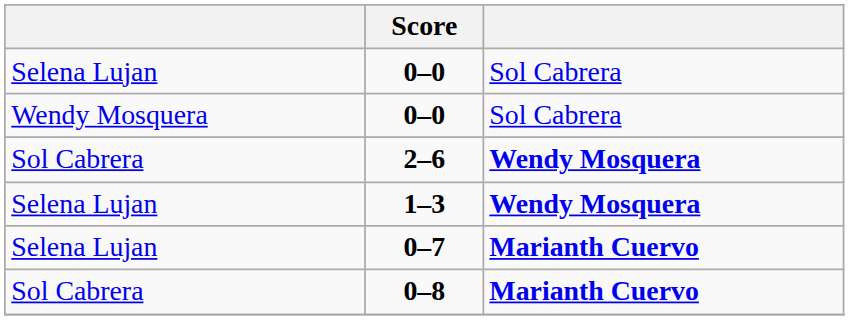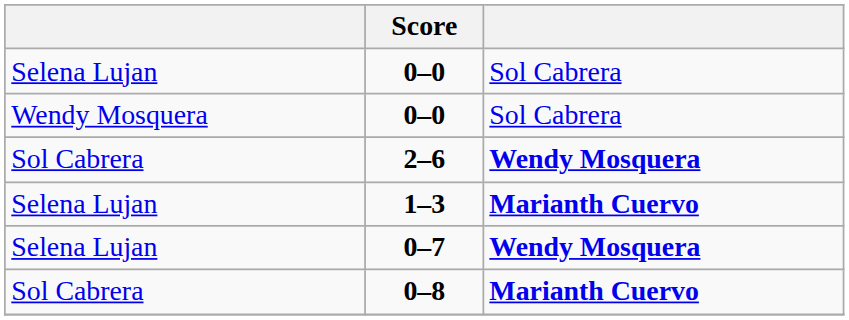(595, 203) Wendy Mosquera -> (594, 203) Marianth Cuervo
(594, 247) Marianth Cuervo -> (595, 247) Wendy Mosquera
